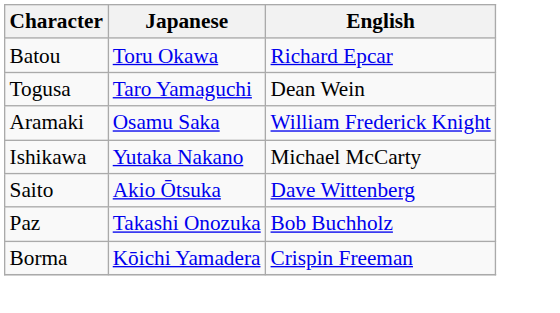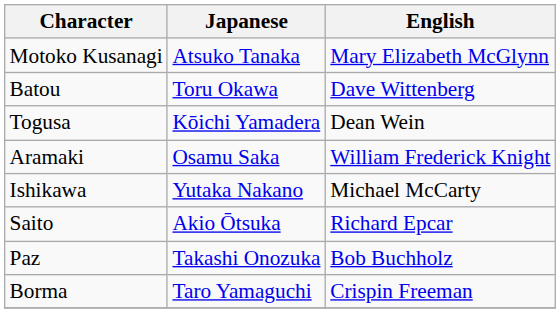+ row: (86, 55)
(332, 55) Richard Epcar -> (402, 88) Dave Wittenberg
(182, 88) Taro Yamaguchi -> (246, 122) Kōichi Yamadera
(343, 190) Dave Wittenberg -> (391, 223) Richard Epcar
(187, 257) Kōichi Yamadera -> (242, 291) Taro Yamaguchi
